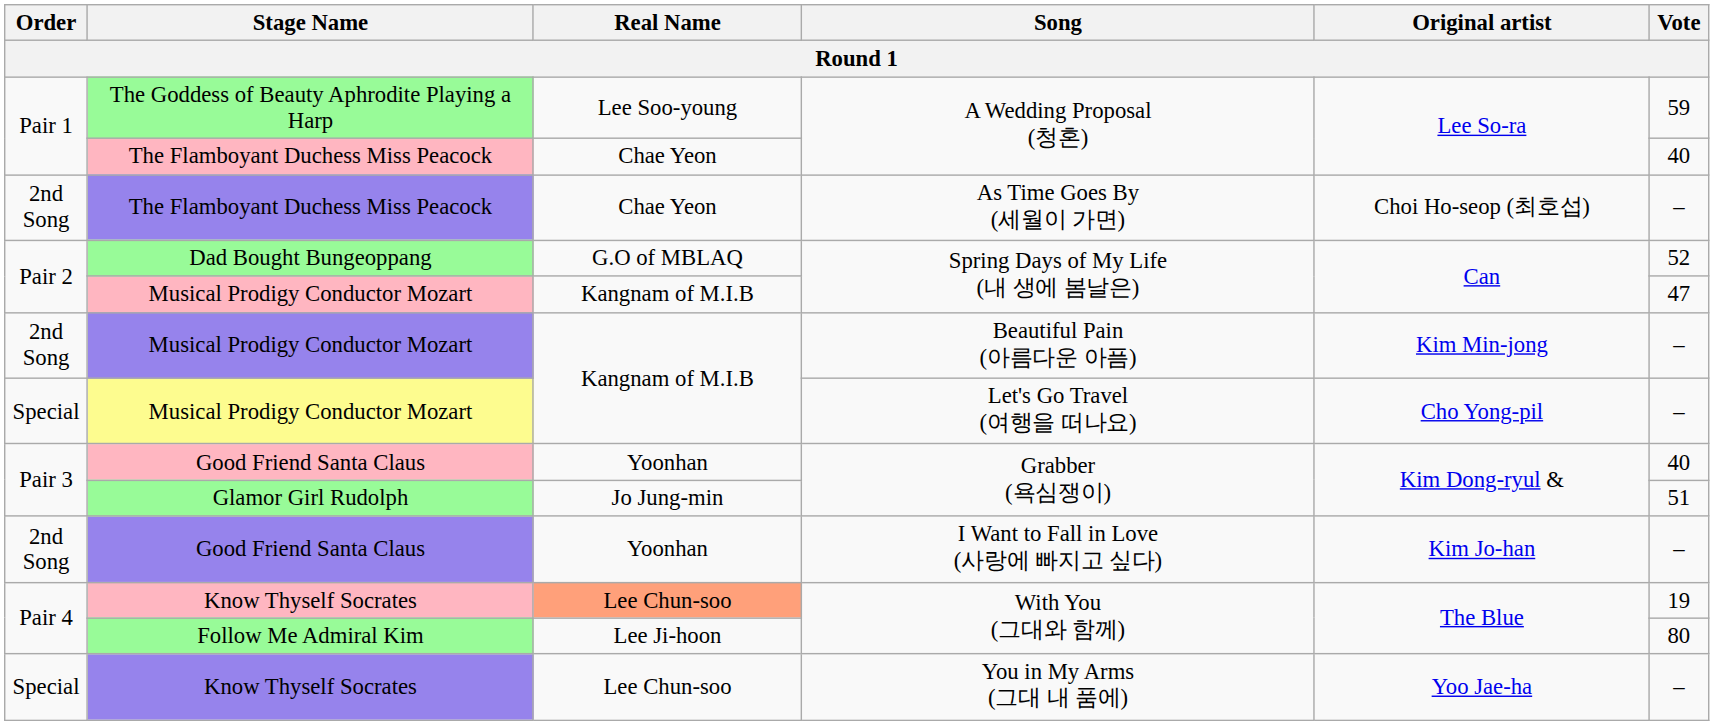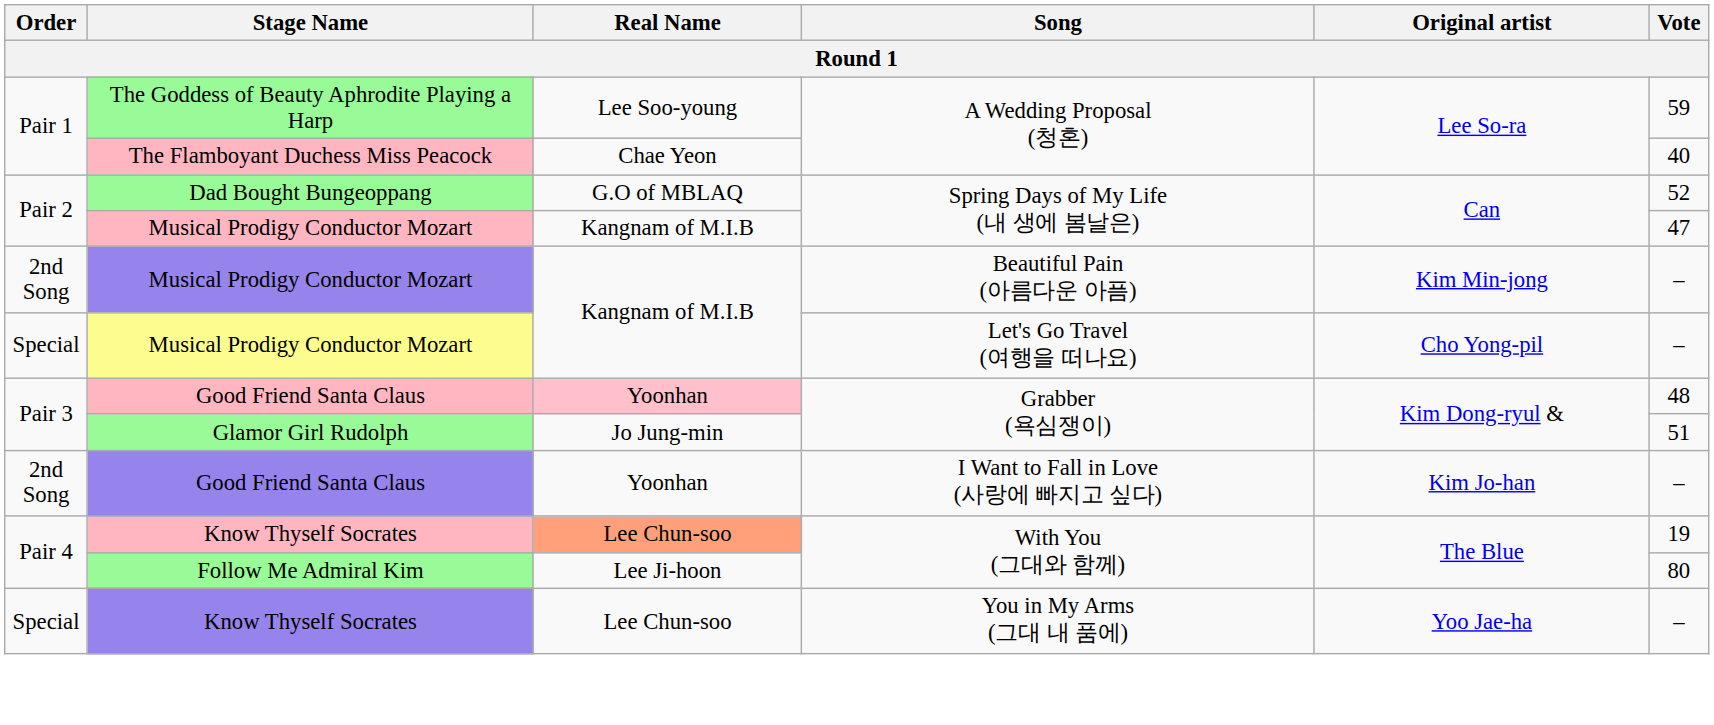- row: (310, 207)
(667, 461) no background -> (667, 395) pink background
(1679, 461) 40 -> (1679, 395) 48
